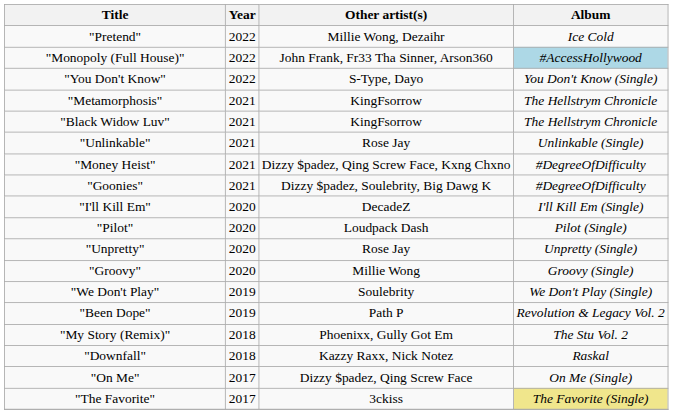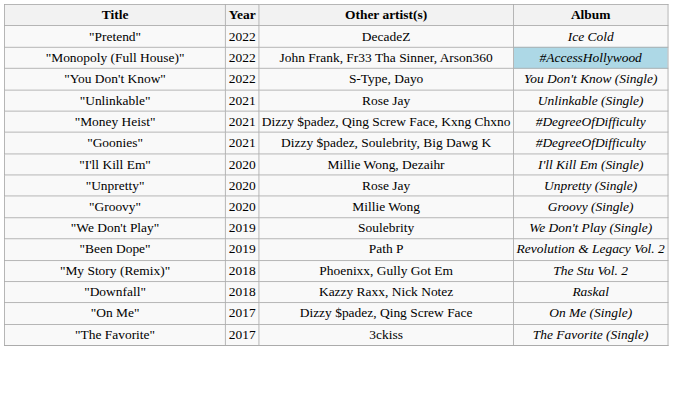(386, 36) Millie Wong, Dezaihr -> (386, 36) DecadeZ
- row: (115, 100)
- row: (115, 121)
(386, 206) DecadeZ -> (386, 164) Millie Wong, Dezaihr
- row: (115, 228)
(591, 398) khaki background -> (591, 334) no background
